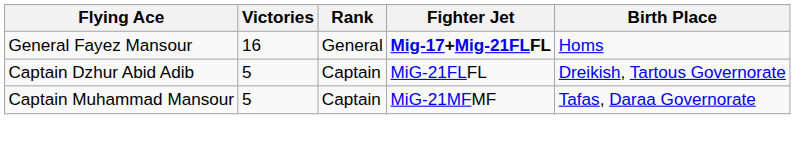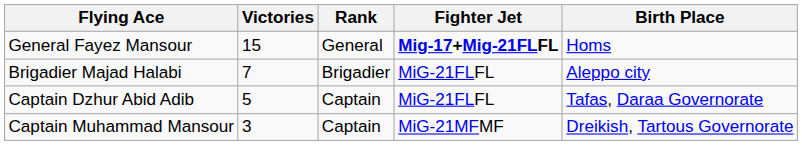(251, 45) 16 -> (251, 45) 15
+ row: (95, 72)
(672, 72) Dreikish, Tartous Governorate -> (665, 99) Tafas, Daraa Governorate
(247, 99) 5 -> (247, 126) 3
(657, 99) Tafas, Daraa Governorate -> (680, 126) Dreikish, Tartous Governorate
